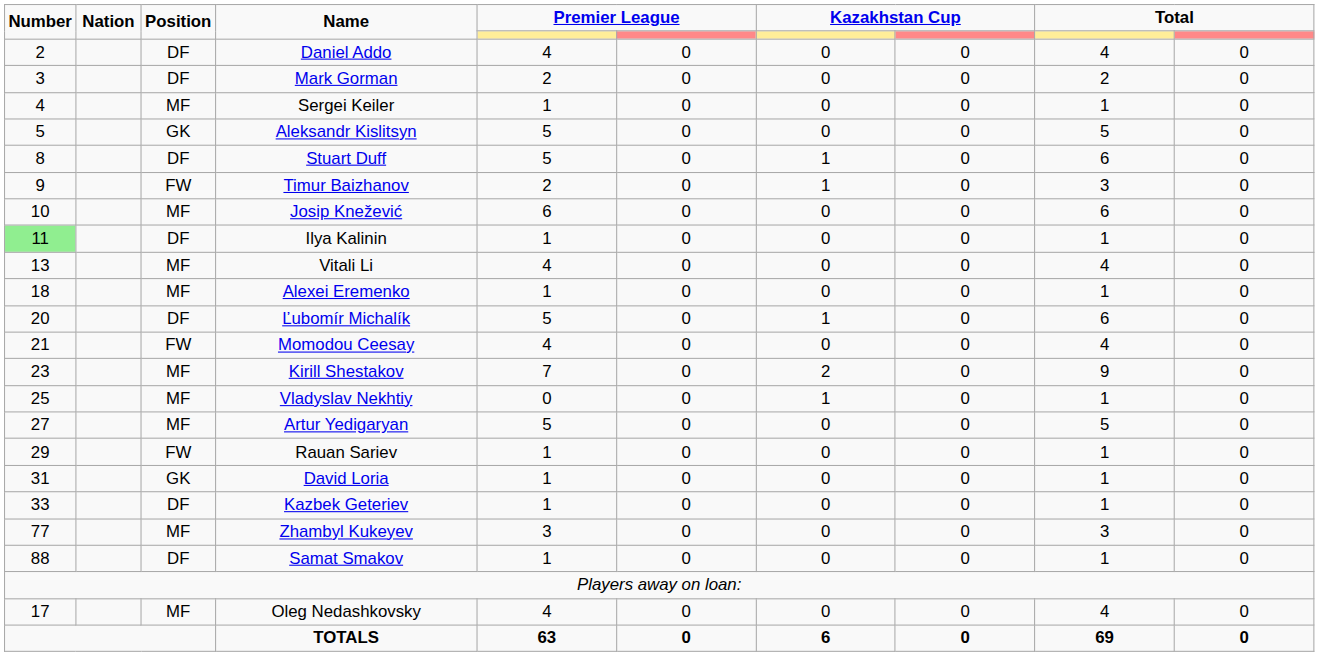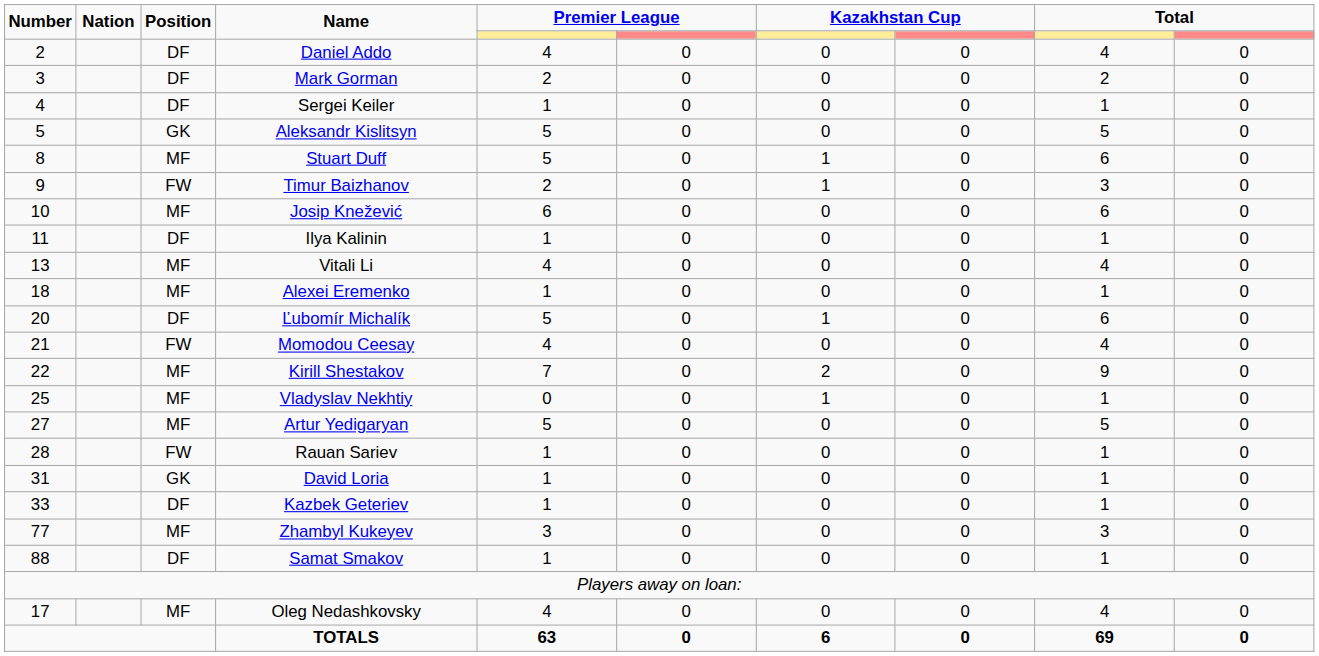(178, 105) MF -> (178, 105) DF
(178, 158) DF -> (178, 158) MF
(40, 238) lightgreen background -> (40, 238) no background
(40, 371) 23 -> (40, 371) 22
(40, 451) 29 -> (40, 451) 28
